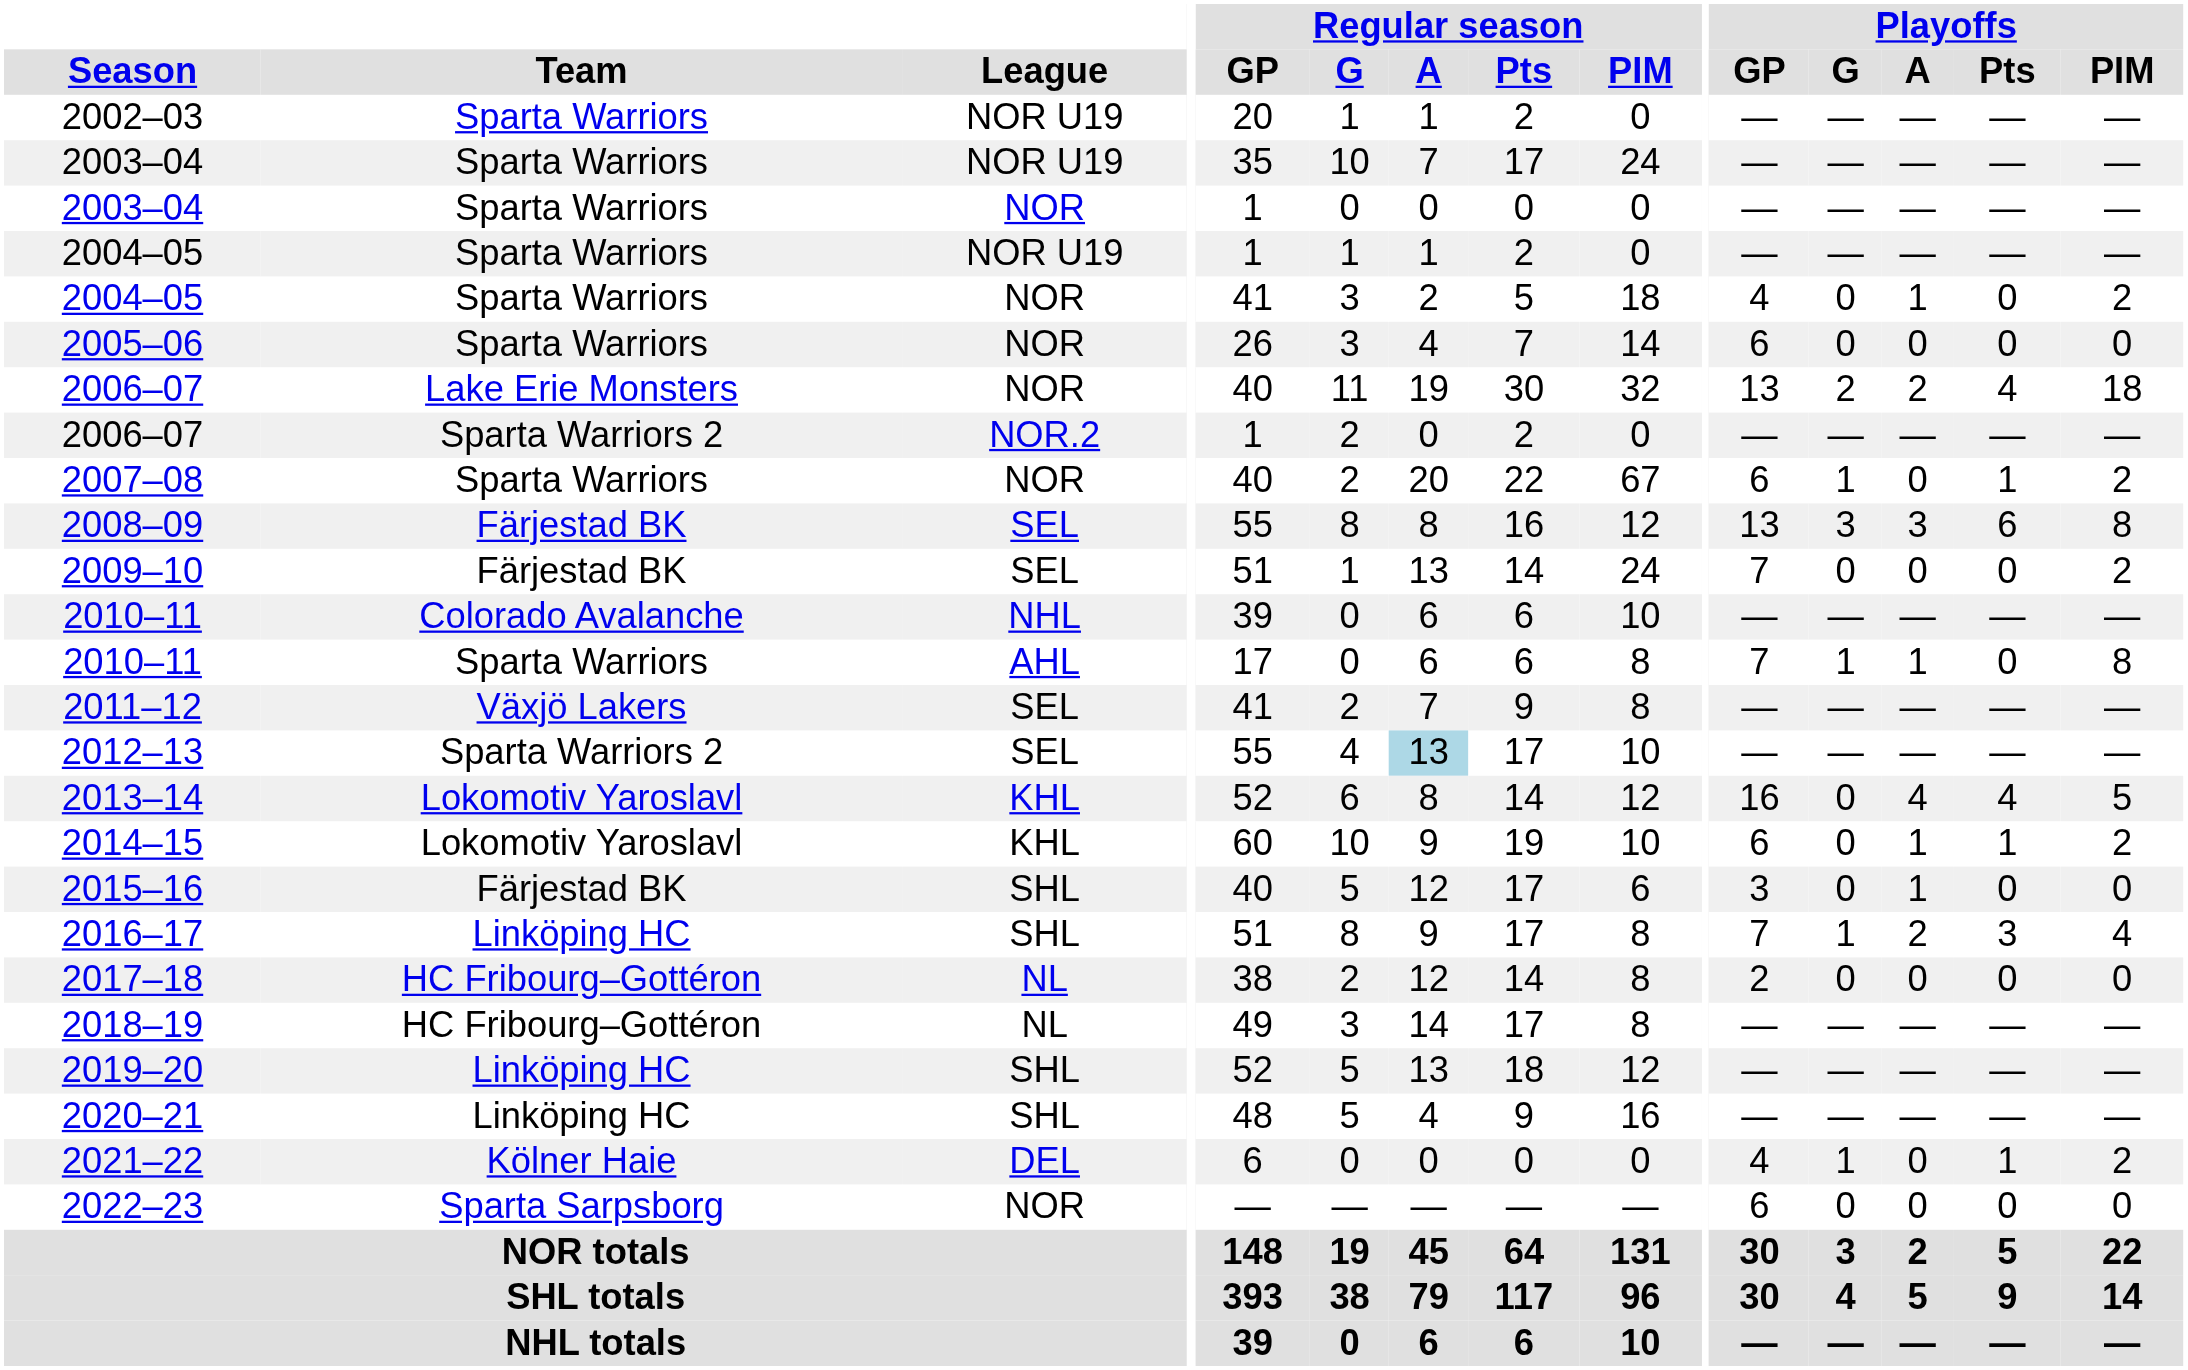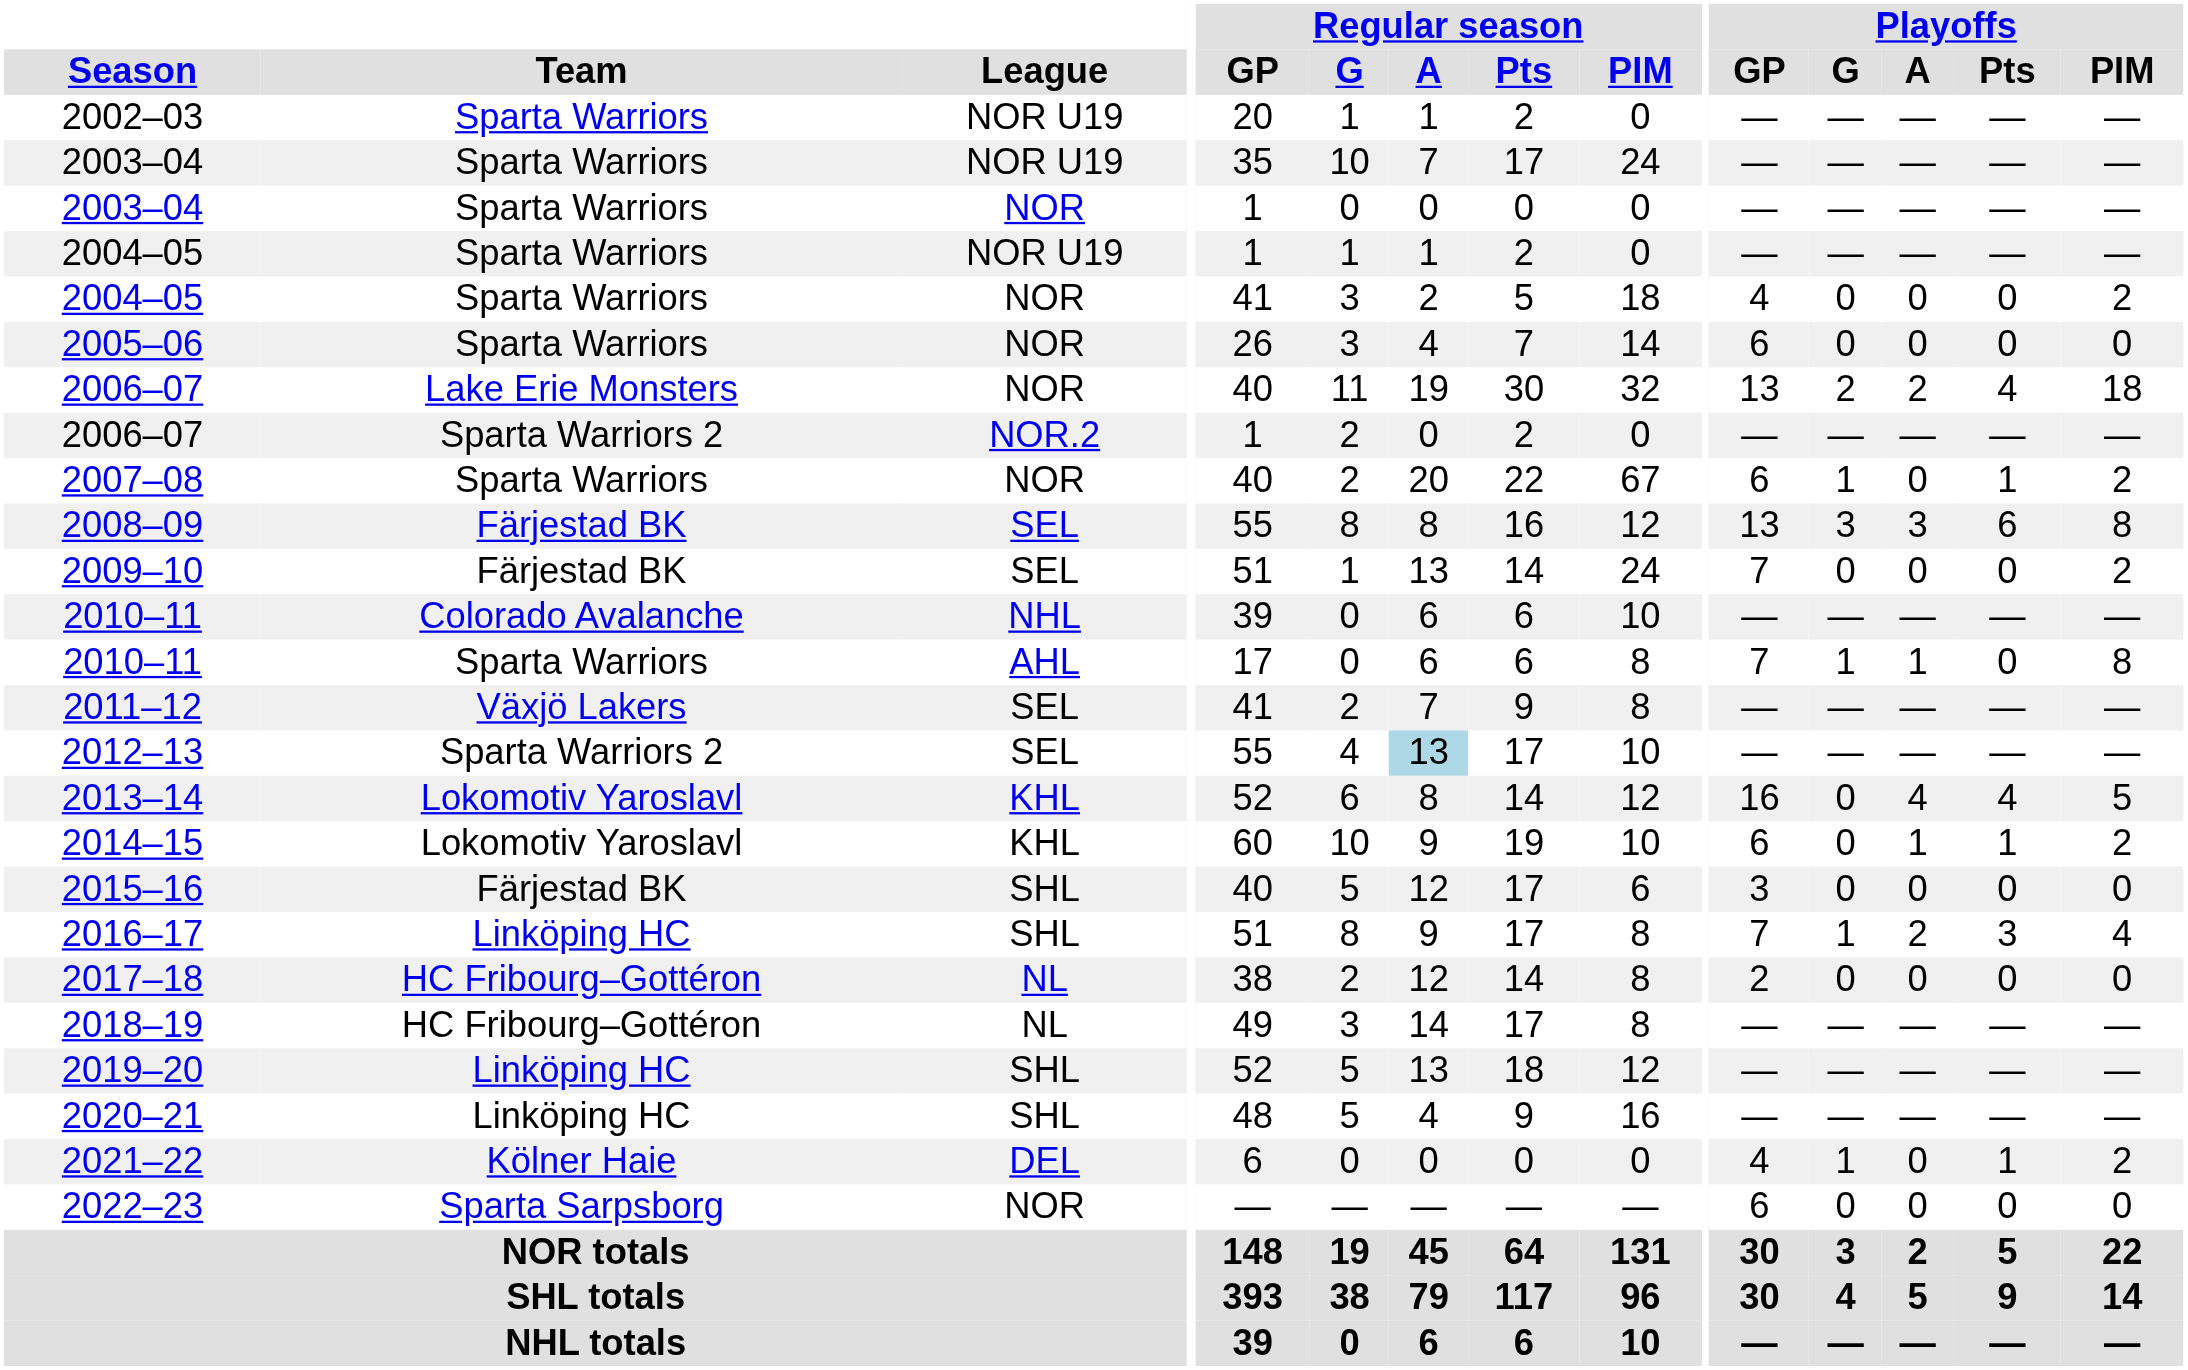(1918, 298) 1 -> (1918, 298) 0
(1918, 888) 1 -> (1918, 888) 0
